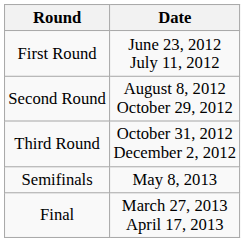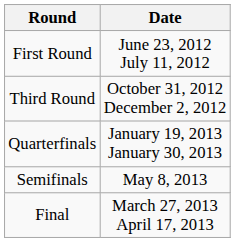- row: (57, 98)
+ row: (52, 143)
